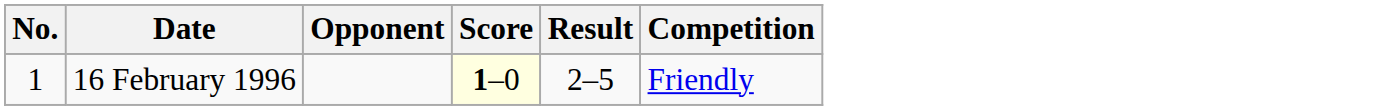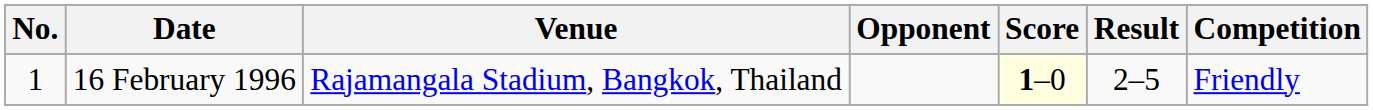+ column: (576, 29)
